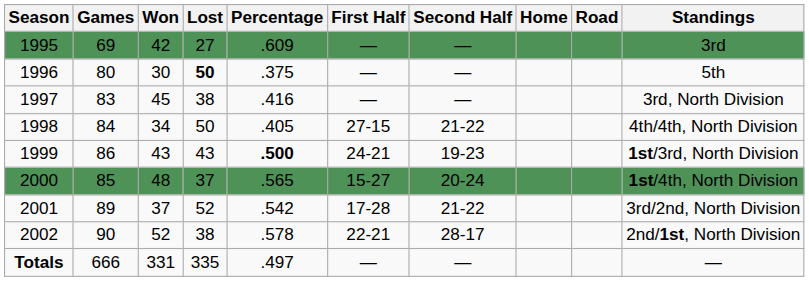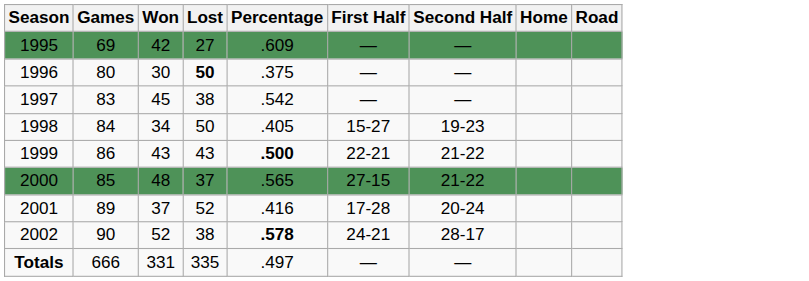- column: (713, 18)
(277, 99) .416 -> (277, 99) .542
(368, 126) 27-15 -> (368, 126) 15-27
(463, 126) 21-22 -> (463, 126) 19-23
(368, 153) 24-21 -> (368, 153) 22-21
(463, 153) 19-23 -> (463, 153) 21-22
(368, 180) 15-27 -> (368, 180) 27-15
(463, 180) 20-24 -> (463, 180) 21-22
(277, 208) .542 -> (277, 208) .416
(463, 208) 21-22 -> (463, 208) 20-24
(277, 235) normal -> (277, 235) bold
(368, 235) 22-21 -> (368, 235) 24-21
